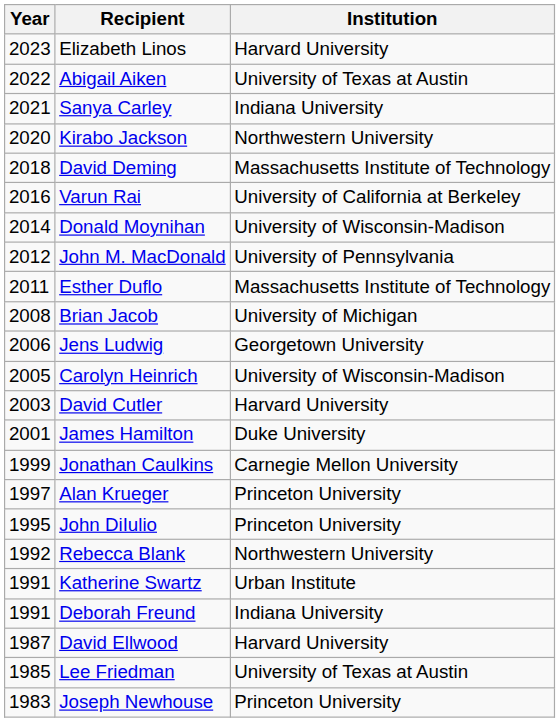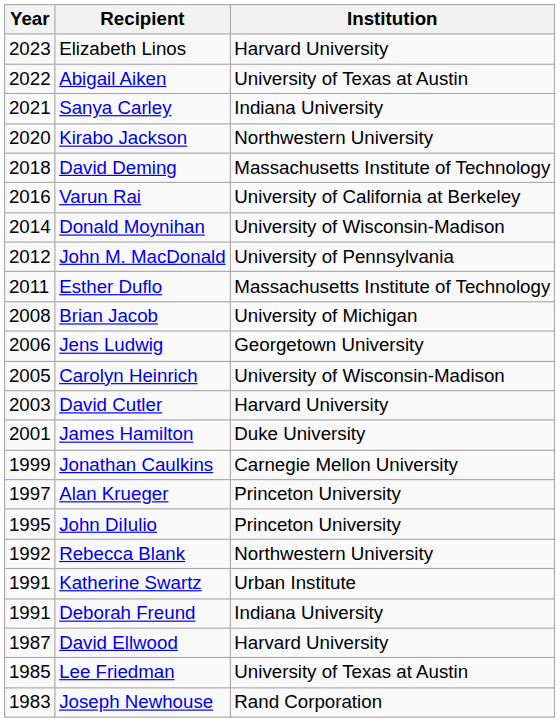(318, 702) Princeton University -> (308, 702) Rand Corporation
